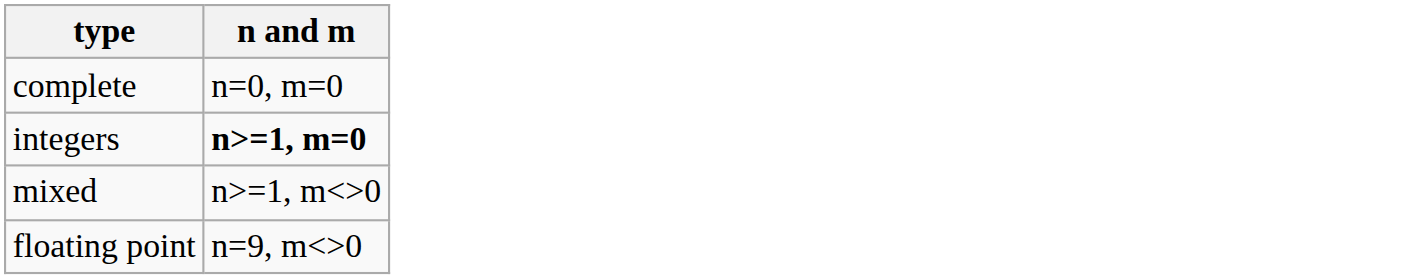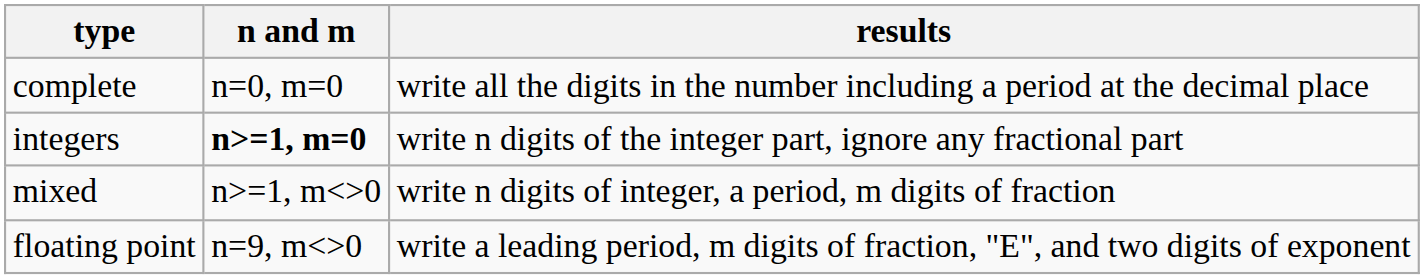+ column: (904, 31)
